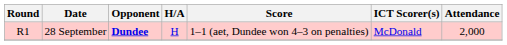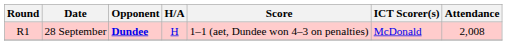(472, 31) 2,000 -> (472, 31) 2,008
